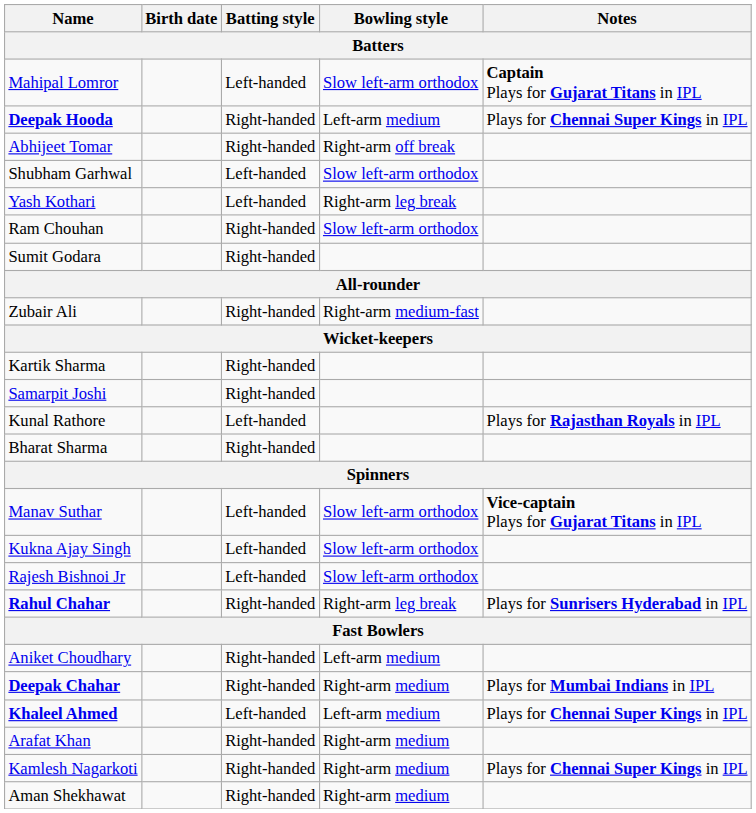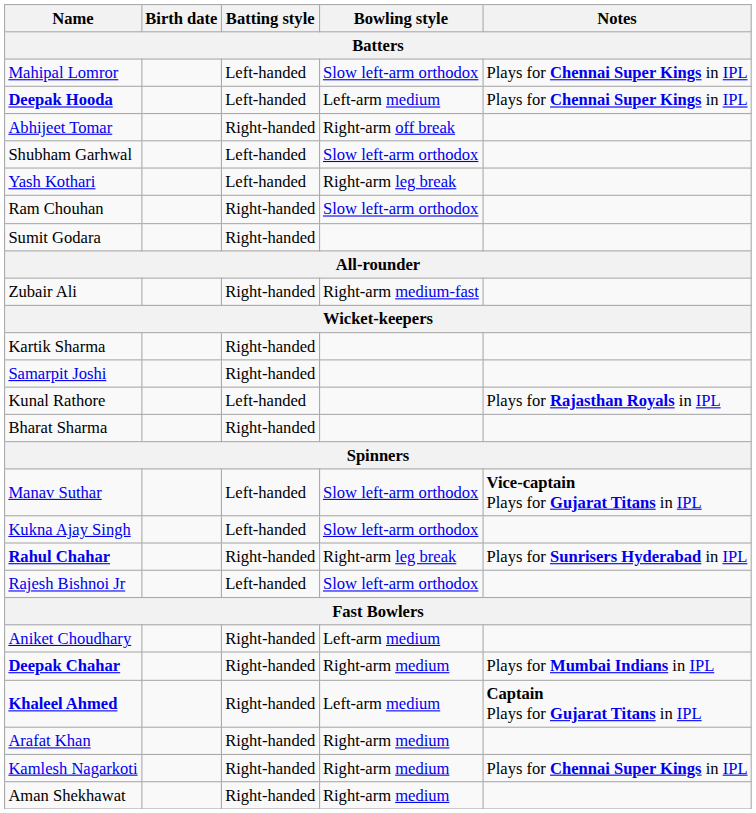(594, 82) Captain Plays for Gujarat Titans in IPL -> (617, 72) Plays for Chennai Super Kings in IPL
(270, 119) Right-handed -> (266, 100) Left-handed
rows swapped: (59, 603) <-> (67, 576)
(266, 713) Left-handed -> (270, 703) Right-handed
(617, 713) Plays for Chennai Super Kings in IPL -> (594, 703) Captain Plays for Gujarat Titans in IPL
